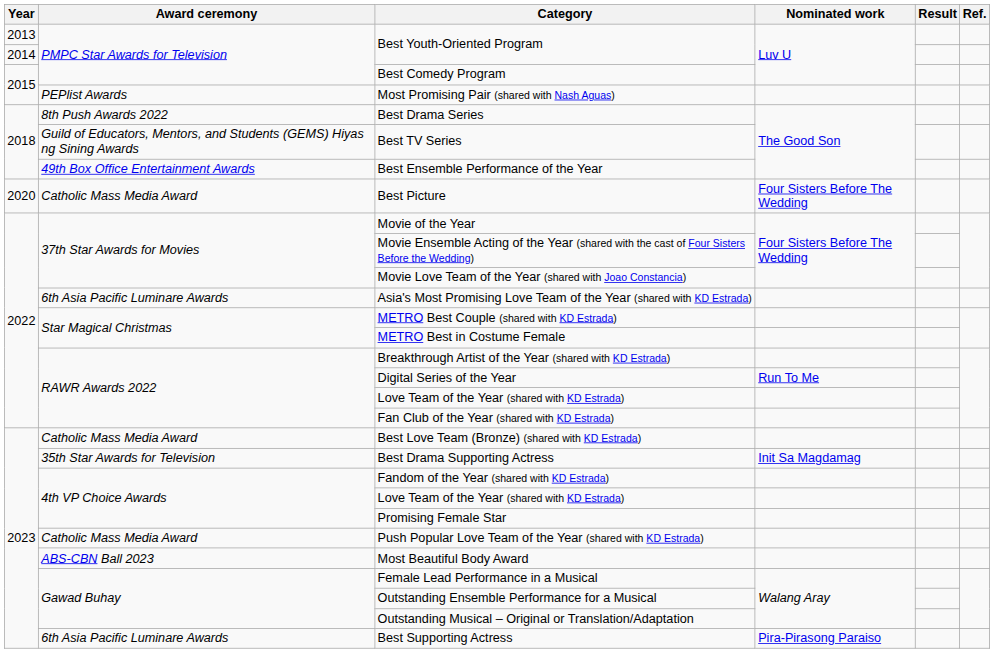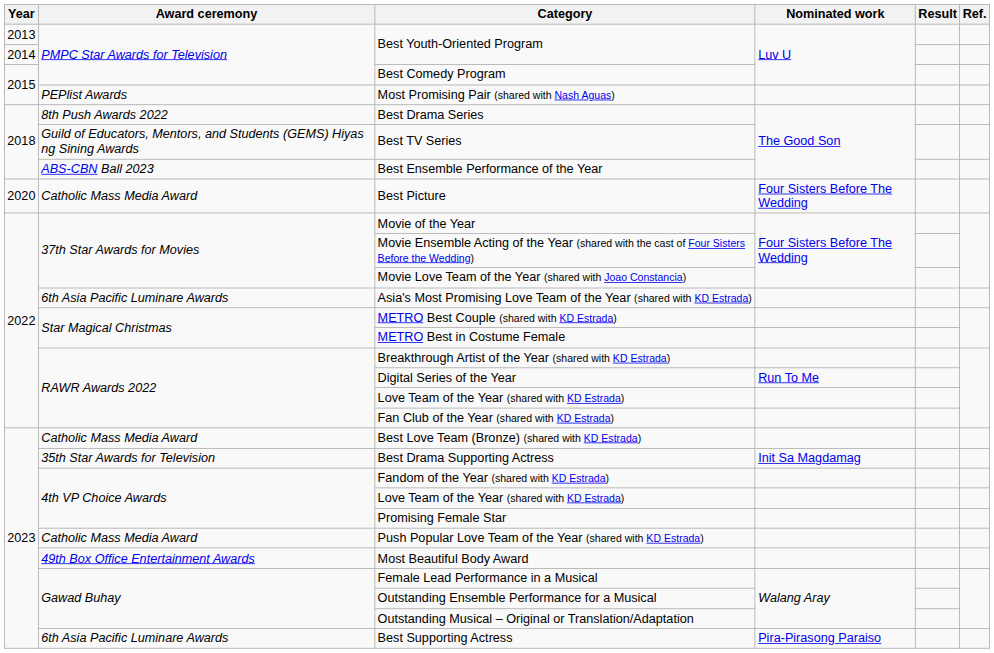(148, 169) 49th Box Office Entertainment Awards -> (97, 169) ABS-CBN Ball 2023
(97, 558) ABS-CBN Ball 2023 -> (148, 558) 49th Box Office Entertainment Awards
